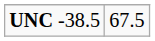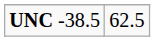(127, 20) 67.5 -> (127, 20) 62.5
